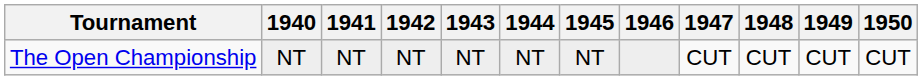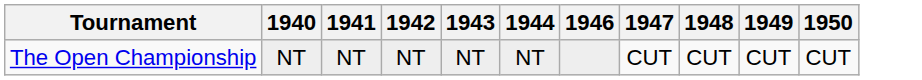- column: (590, 22)
